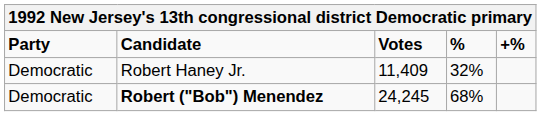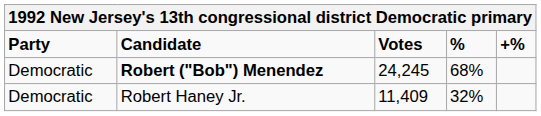rows swapped: (222, 96) <-> (183, 70)
